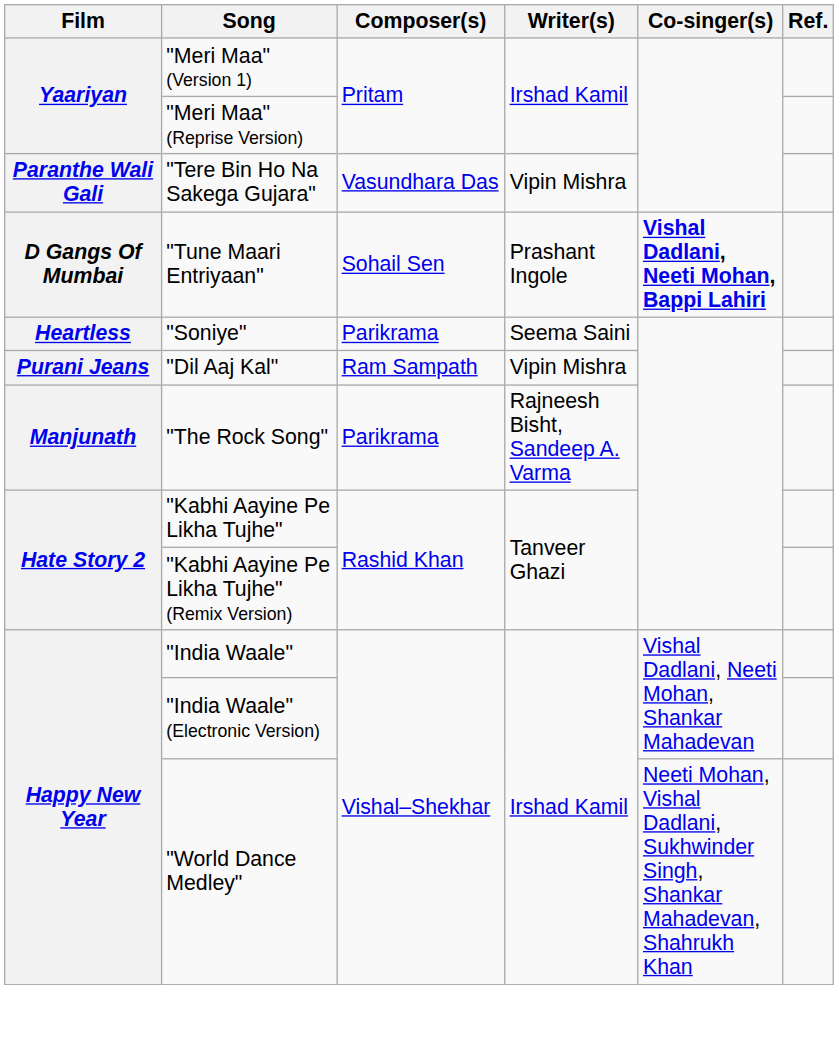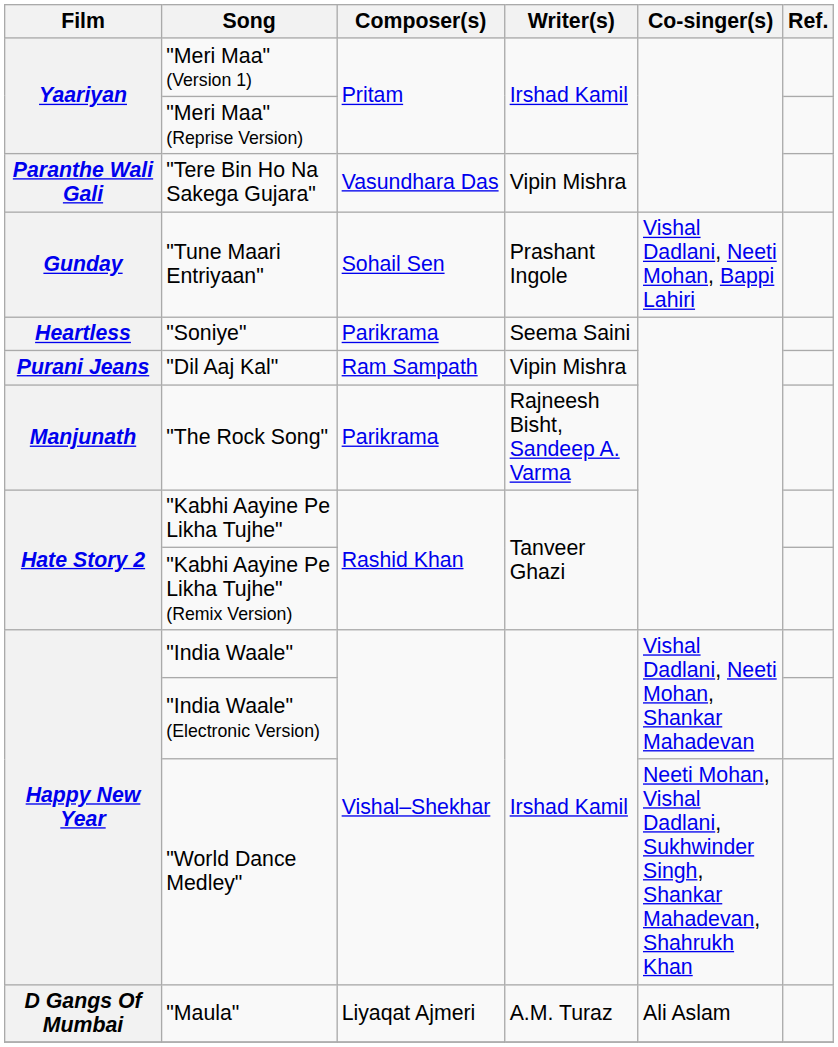(83, 264) D Gangs Of Mumbai -> (83, 264) Gunday
(709, 264) bold -> (710, 264) normal
+ row: (203, 1012)
